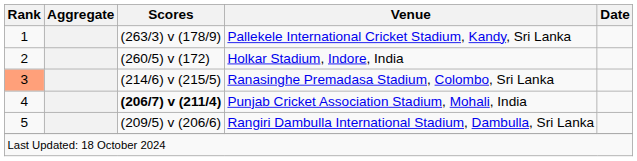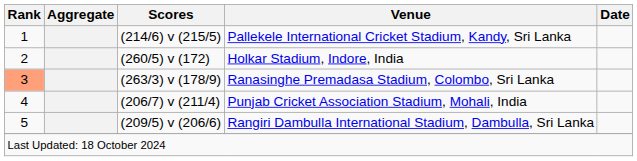(171, 36) (263/3) v (178/9) -> (171, 36) (214/6) v (215/5)
(171, 79) (214/6) v (215/5) -> (171, 79) (263/3) v (178/9)
(171, 101) bold -> (170, 101) normal
